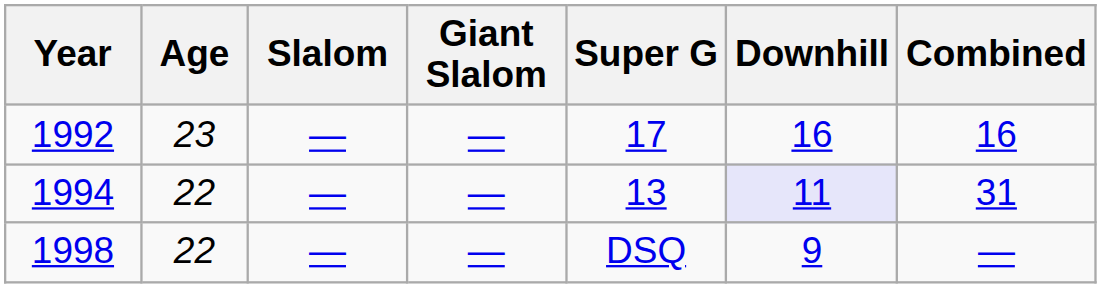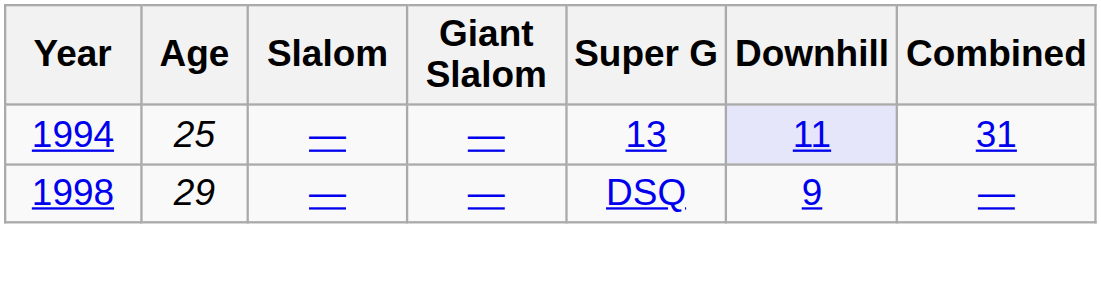- row: (73, 134)
(194, 192) 22 -> (194, 134) 25
(194, 251) 22 -> (194, 192) 29
